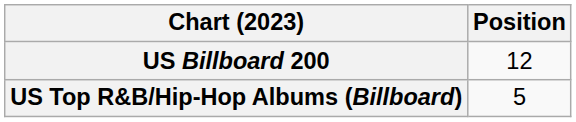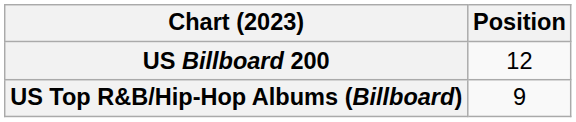(519, 97) 5 -> (519, 97) 9
